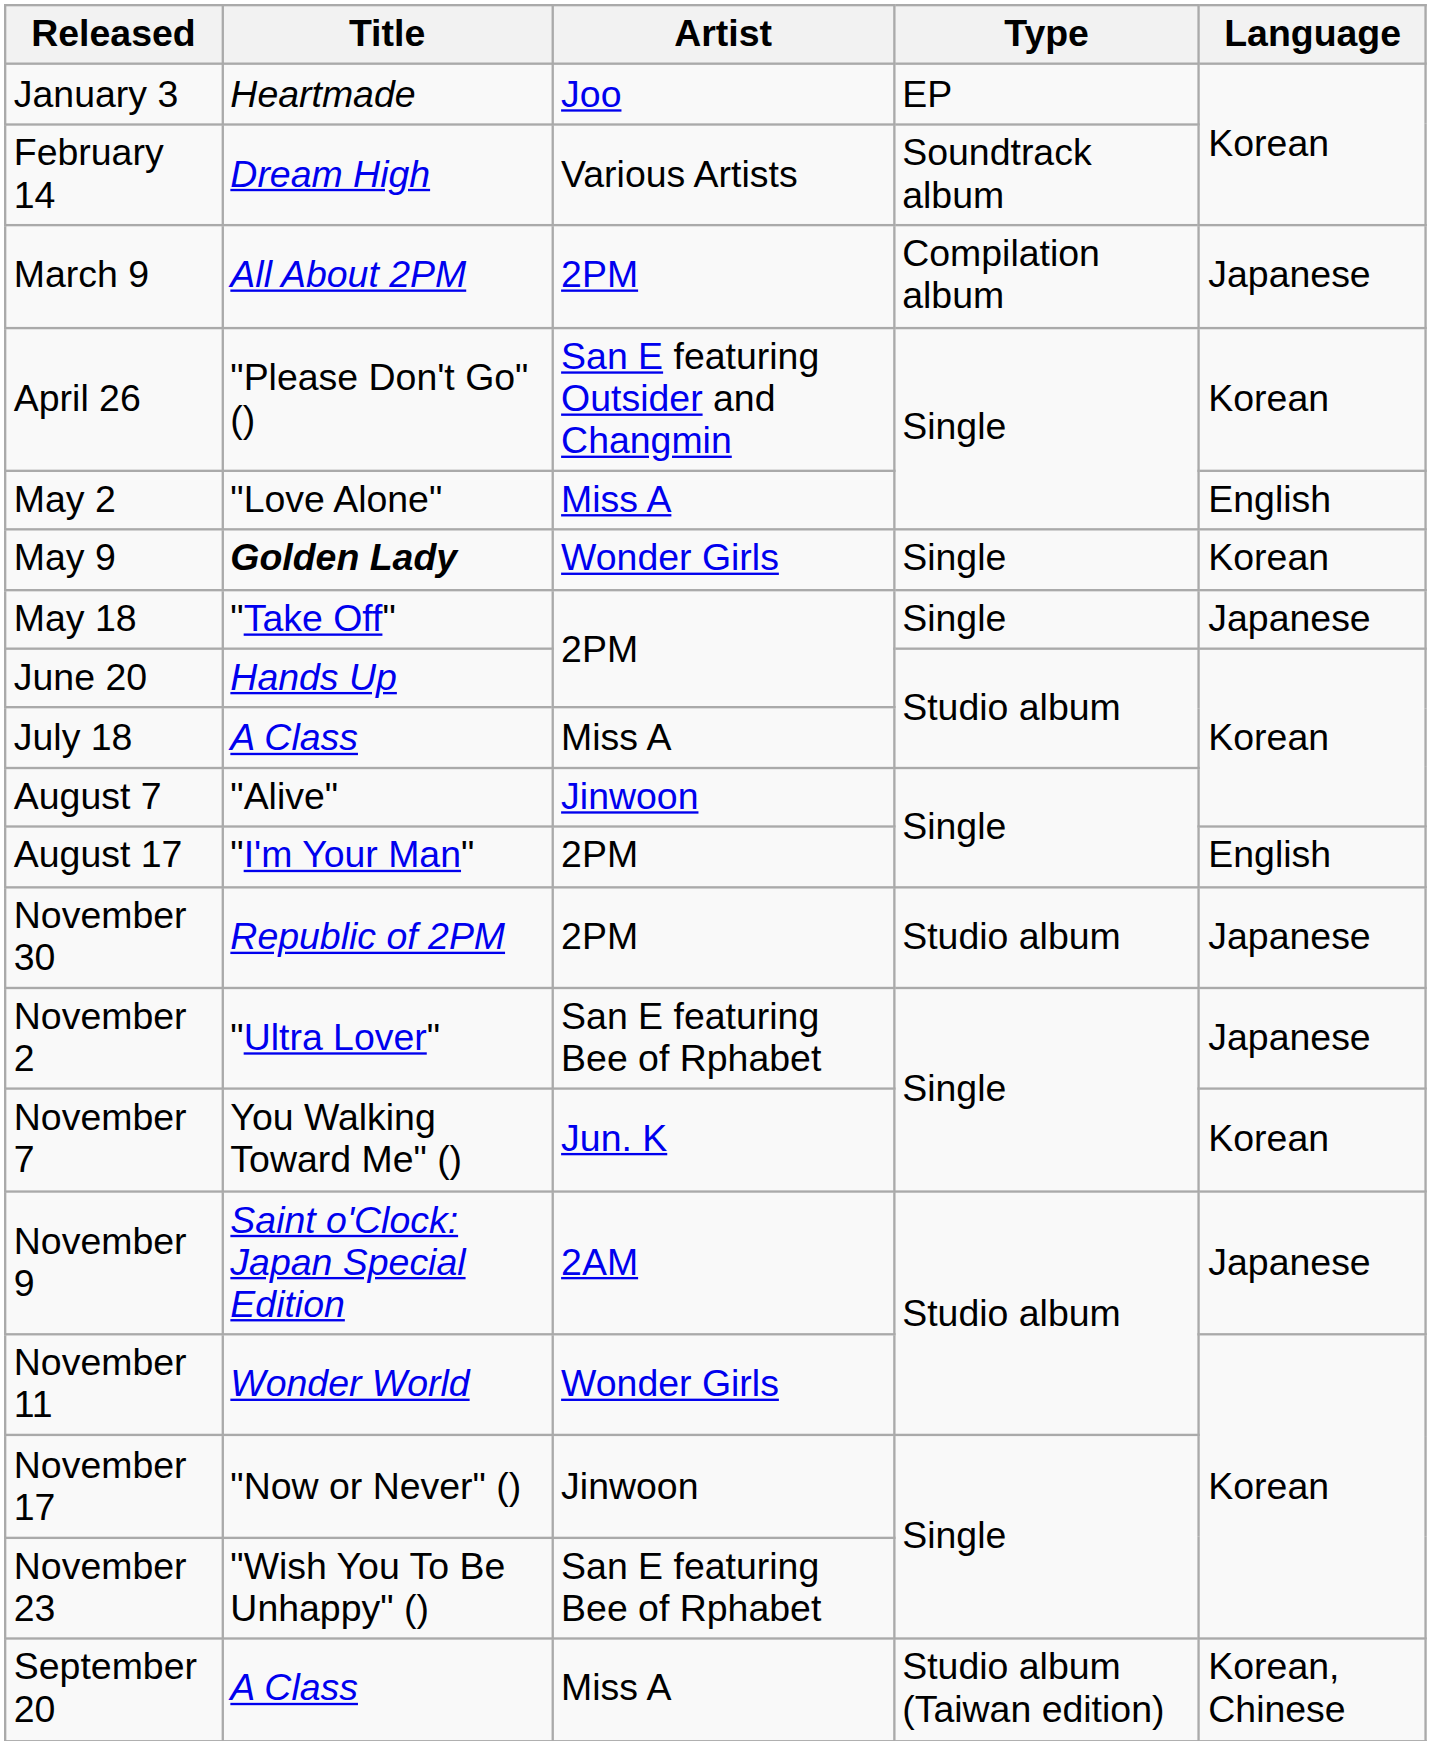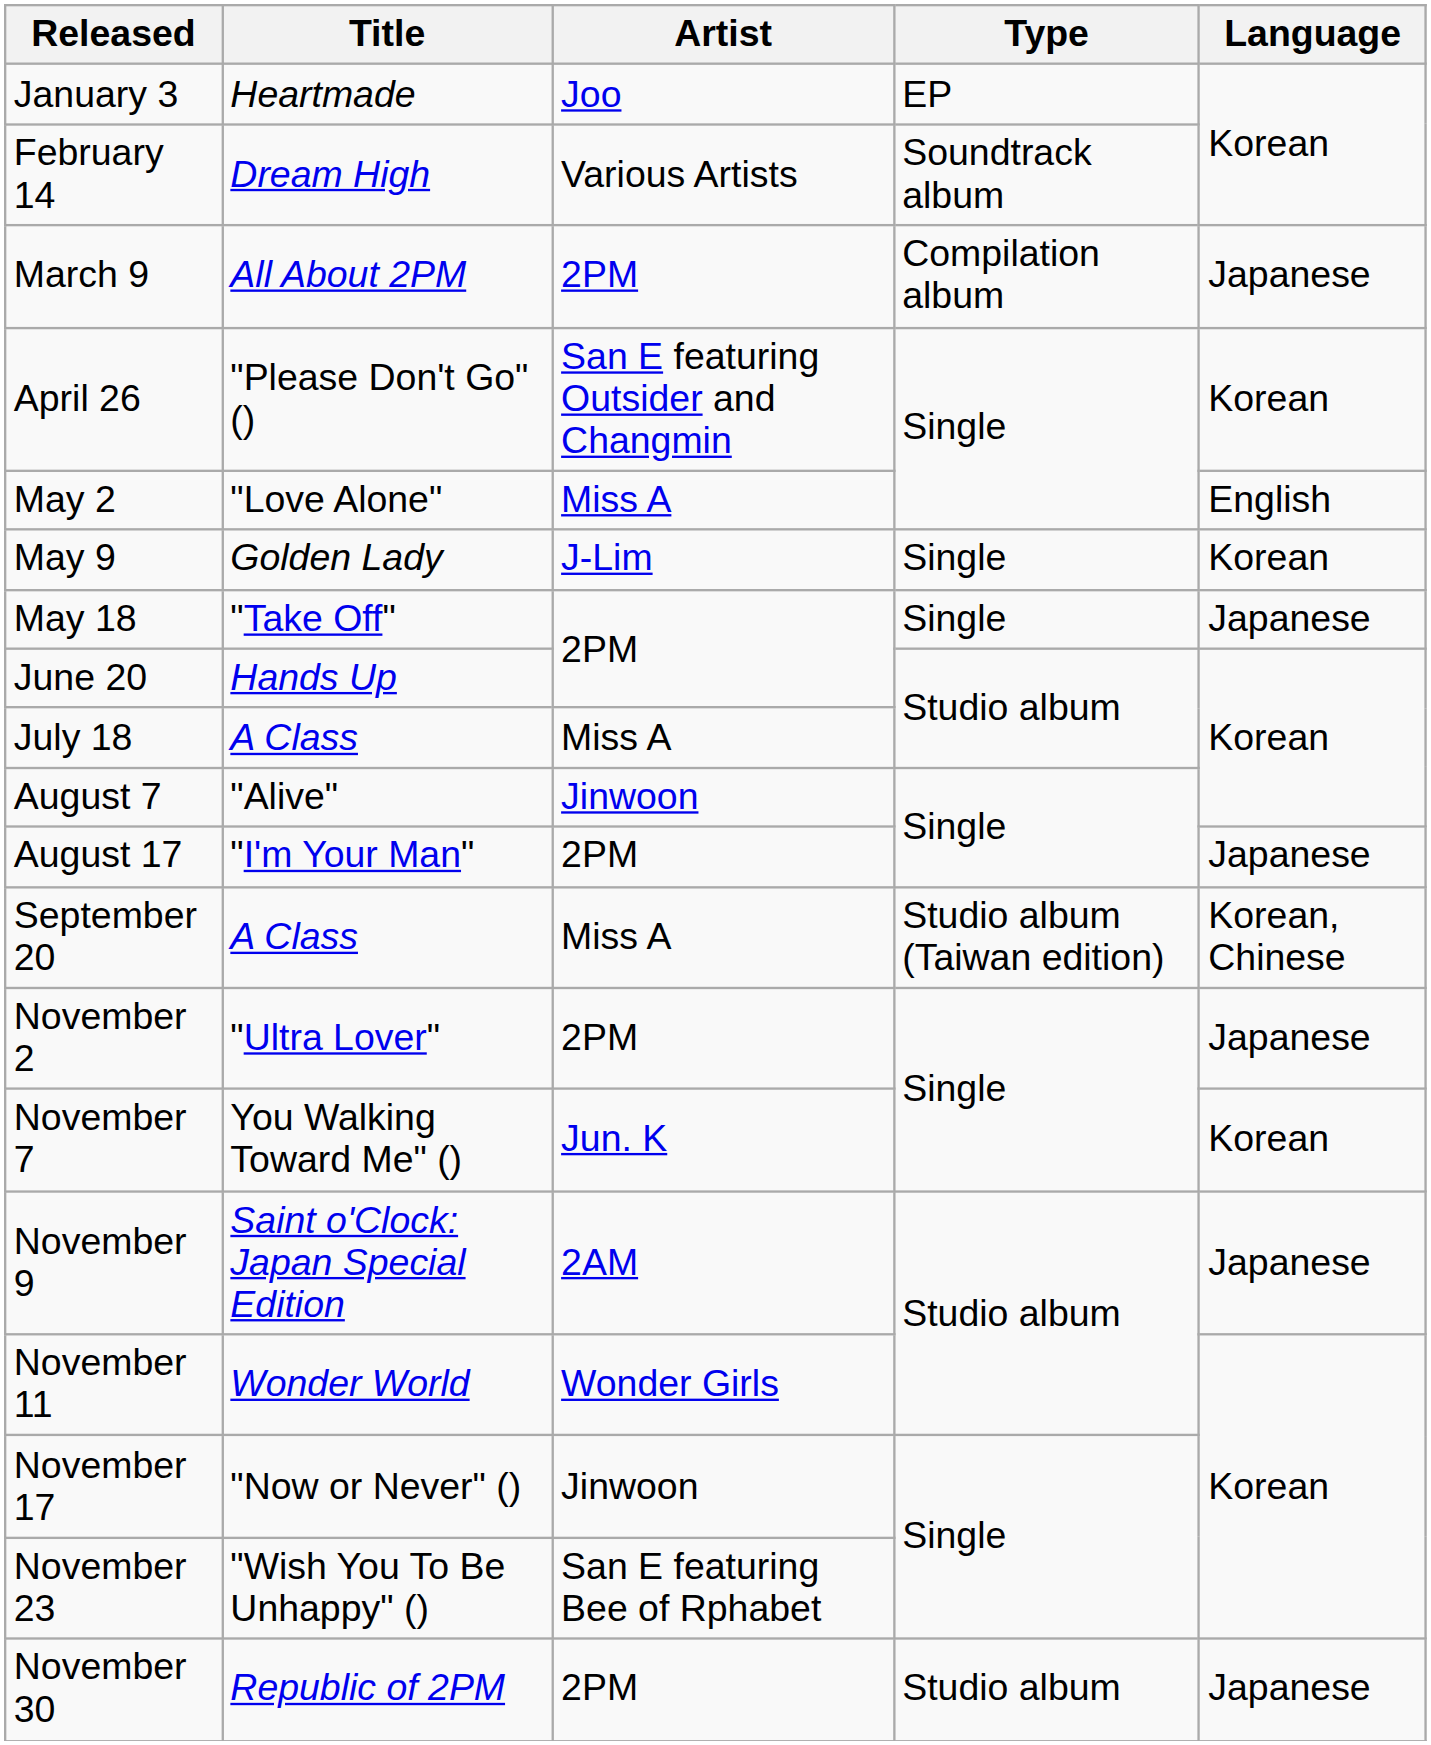(344, 558) bold -> (337, 558) normal
(670, 558) Wonder Girls -> (607, 558) J-Lim
(1270, 855) English -> (1289, 855) Japanese
rows swapped: (105, 1688) <-> (100, 936)
(691, 1037) San E featuring Bee of Rphabet -> (600, 1037) 2PM
